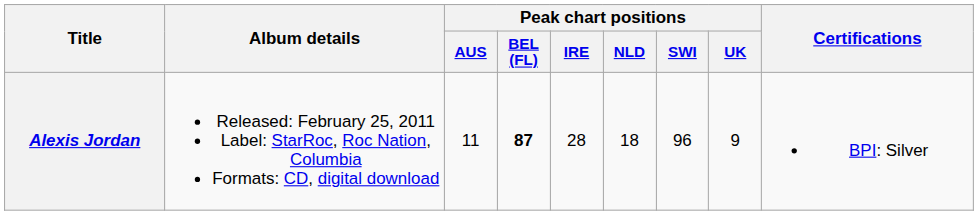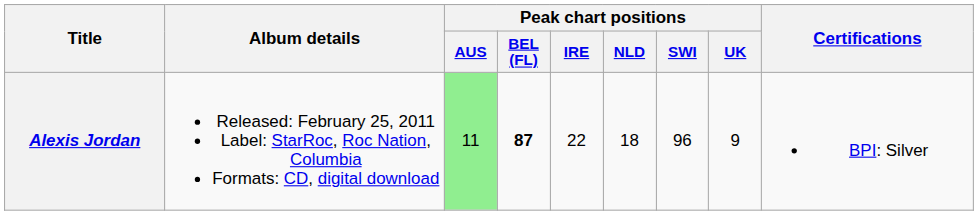(471, 141) no background -> (471, 141) lightgreen background
(576, 141) 28 -> (576, 141) 22
